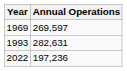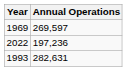rows swapped: (17, 43) <-> (17, 58)
